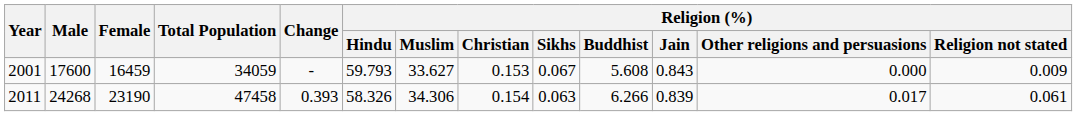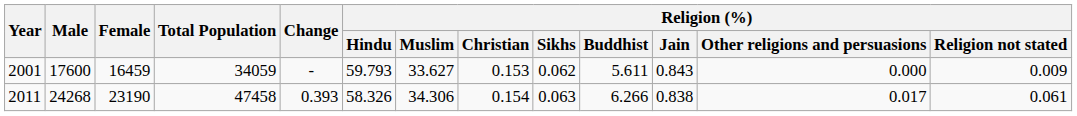(557, 70) 0.067 -> (557, 70) 0.062
(629, 70) 5.608 -> (630, 70) 5.611
(675, 96) 0.839 -> (675, 96) 0.838
